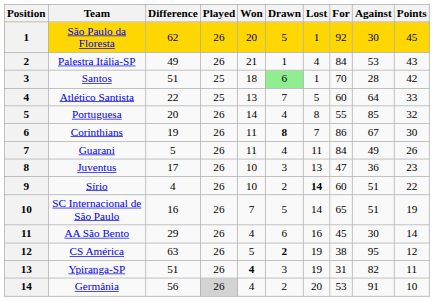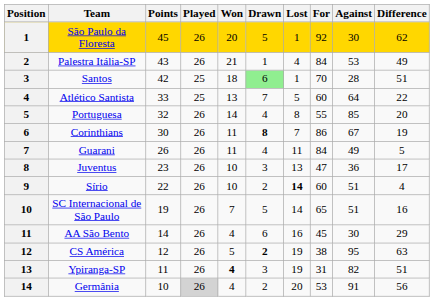columns swapped: (412, 13) <-> (173, 13)
